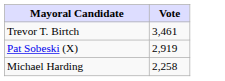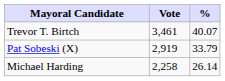+ column: (205, 13)
